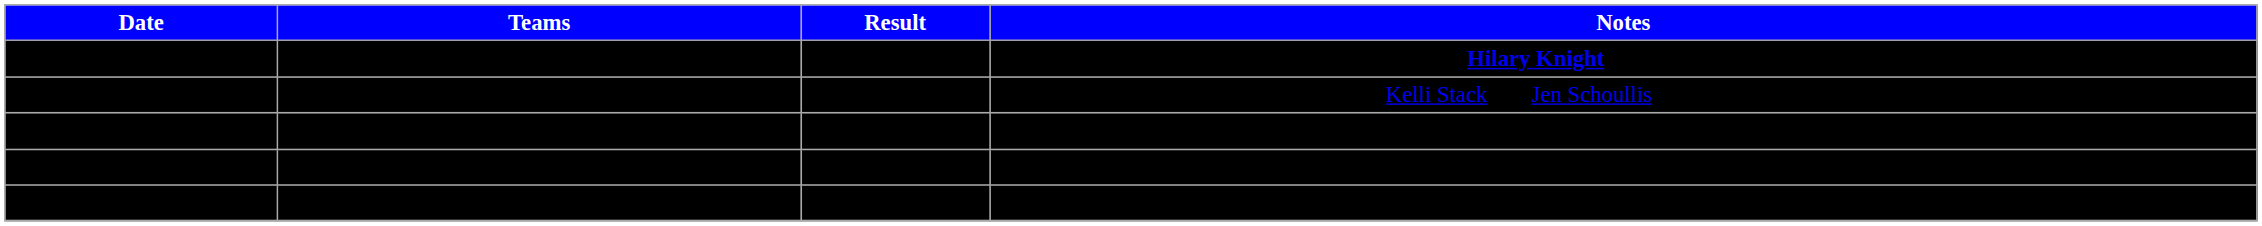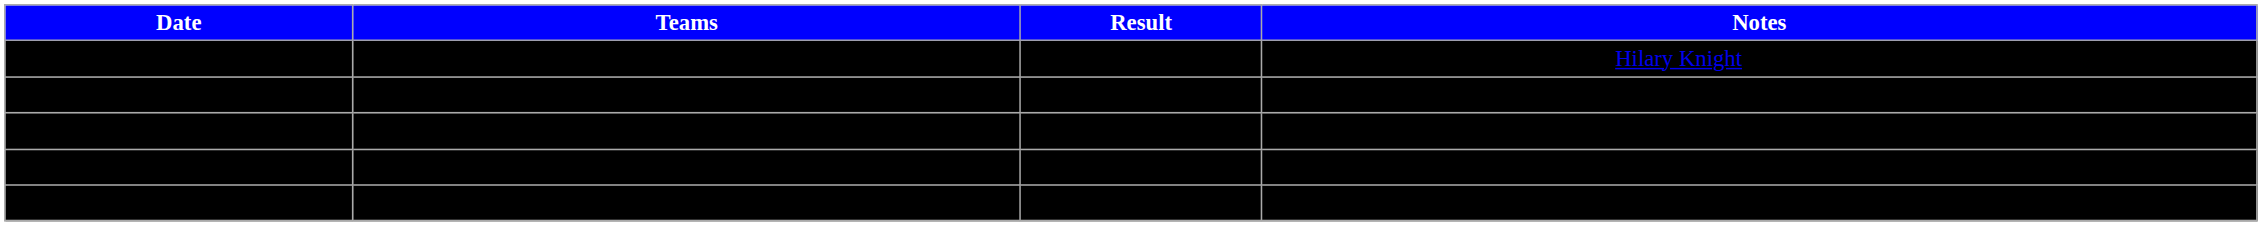(539, 58) USA vs. Sweden -> (687, 58) USA vs. Russia
(1623, 58) bold -> (1759, 58) normal
- row: (141, 94)
(539, 202) USA vs. Russia -> (687, 166) USA vs. Sweden
+ row: (179, 202)
